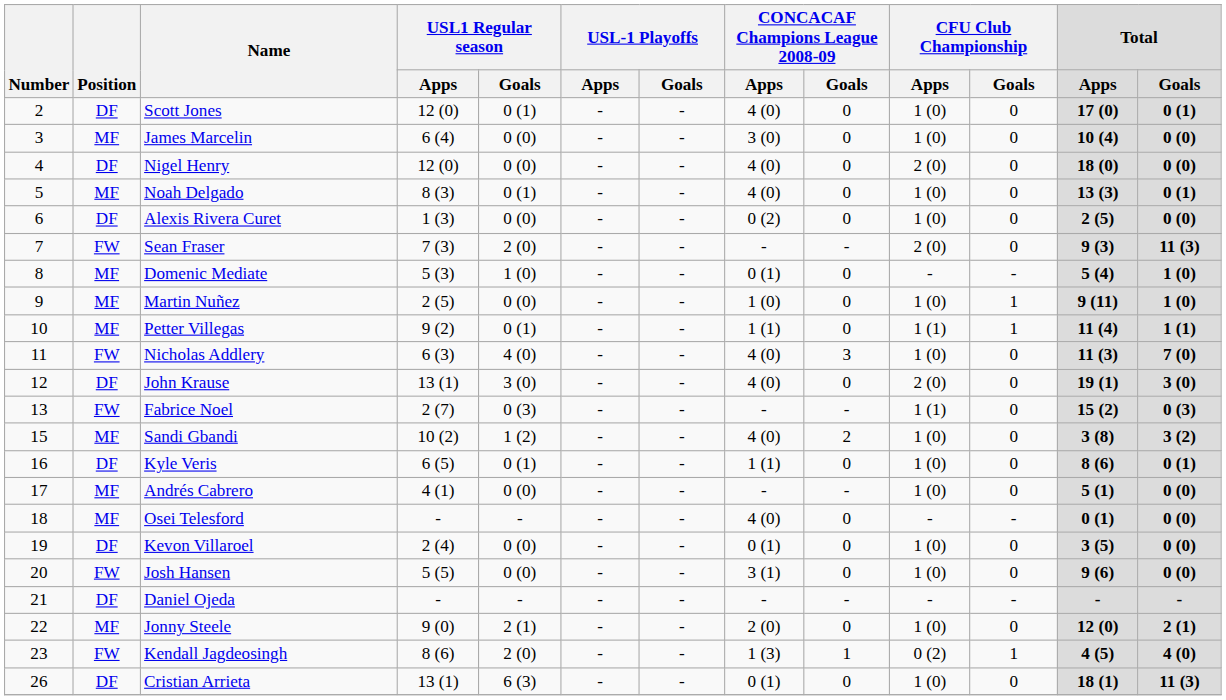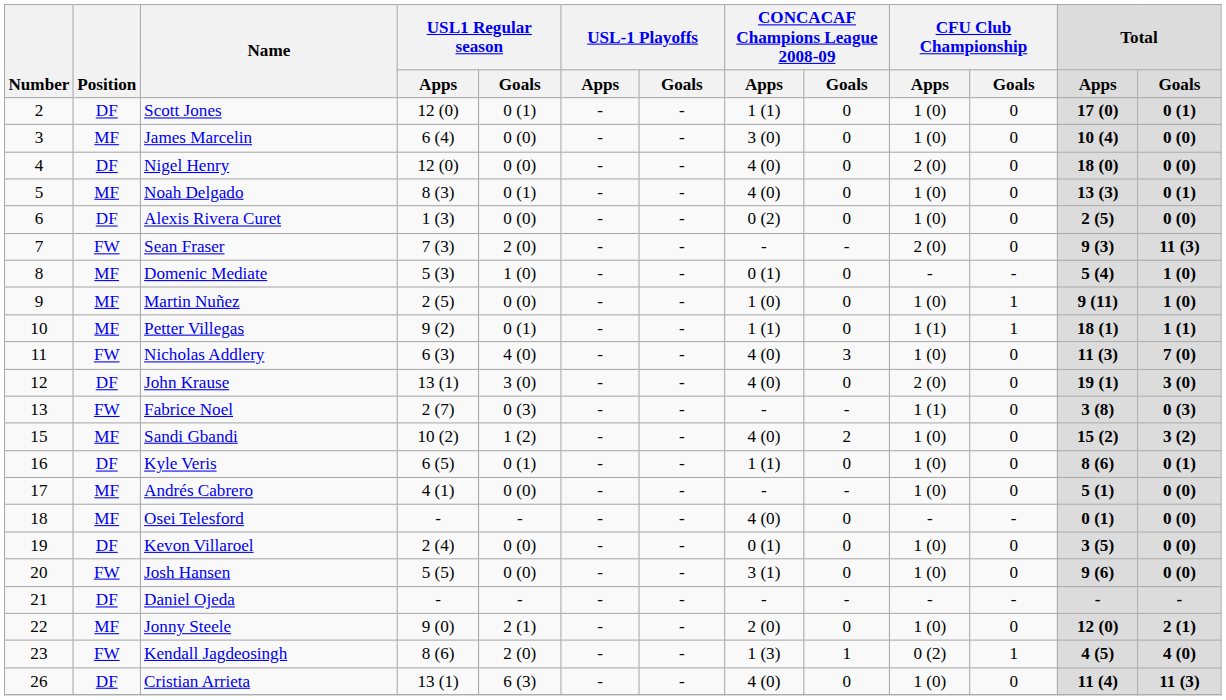(764, 110) 4 (0) -> (764, 110) 1 (1)
(1098, 328) 11 (4) -> (1098, 328) 18 (1)
(1098, 409) 15 (2) -> (1098, 409) 3 (8)
(1098, 436) 3 (8) -> (1098, 436) 15 (2)
(764, 681) 0 (1) -> (764, 681) 4 (0)
(1098, 681) 18 (1) -> (1098, 681) 11 (4)
